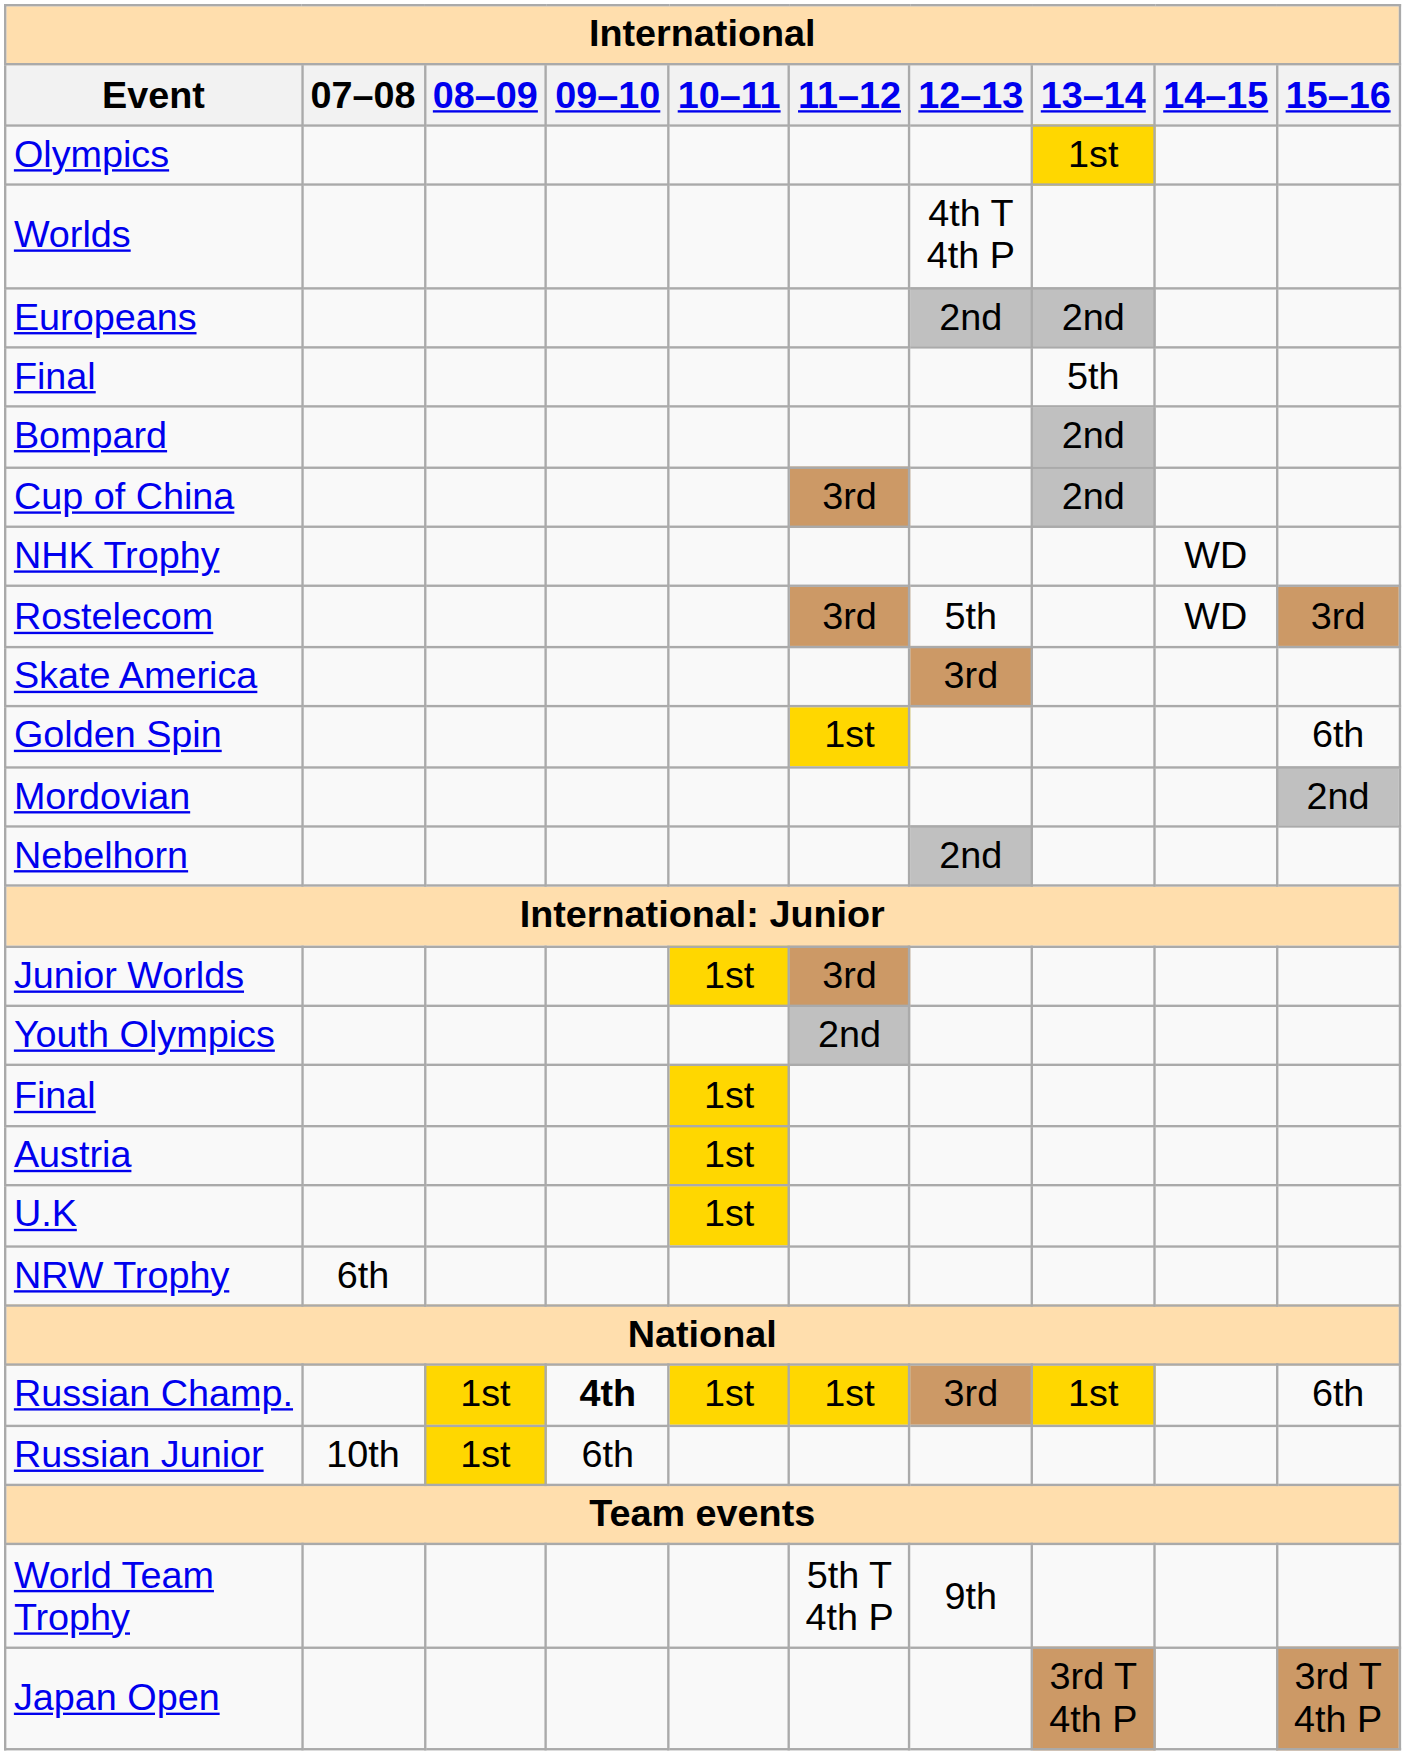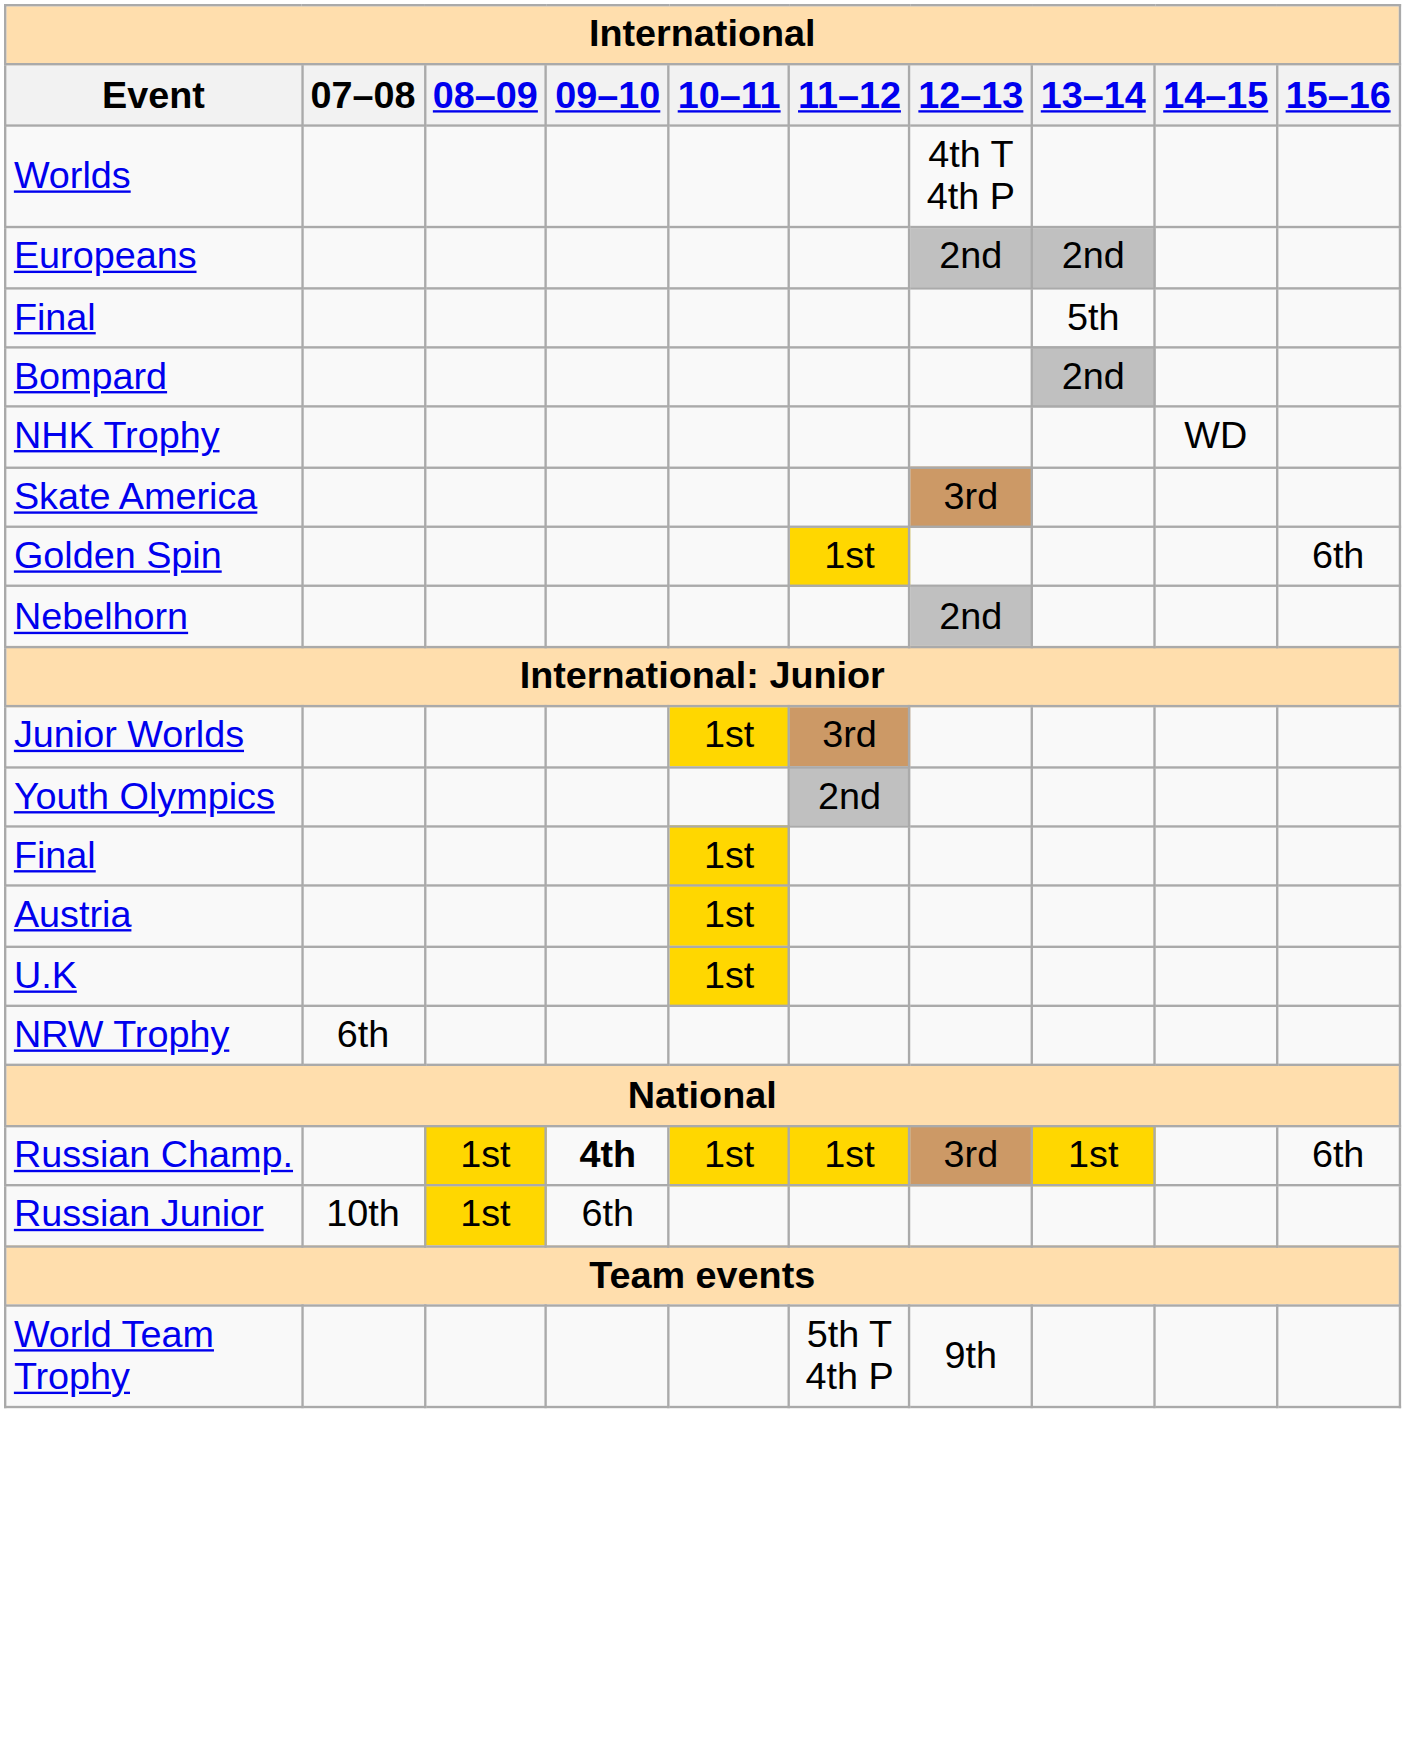- row: (92, 154)
- row: (124, 496)
- row: (114, 615)
- row: (102, 795)
- row: (117, 1697)
